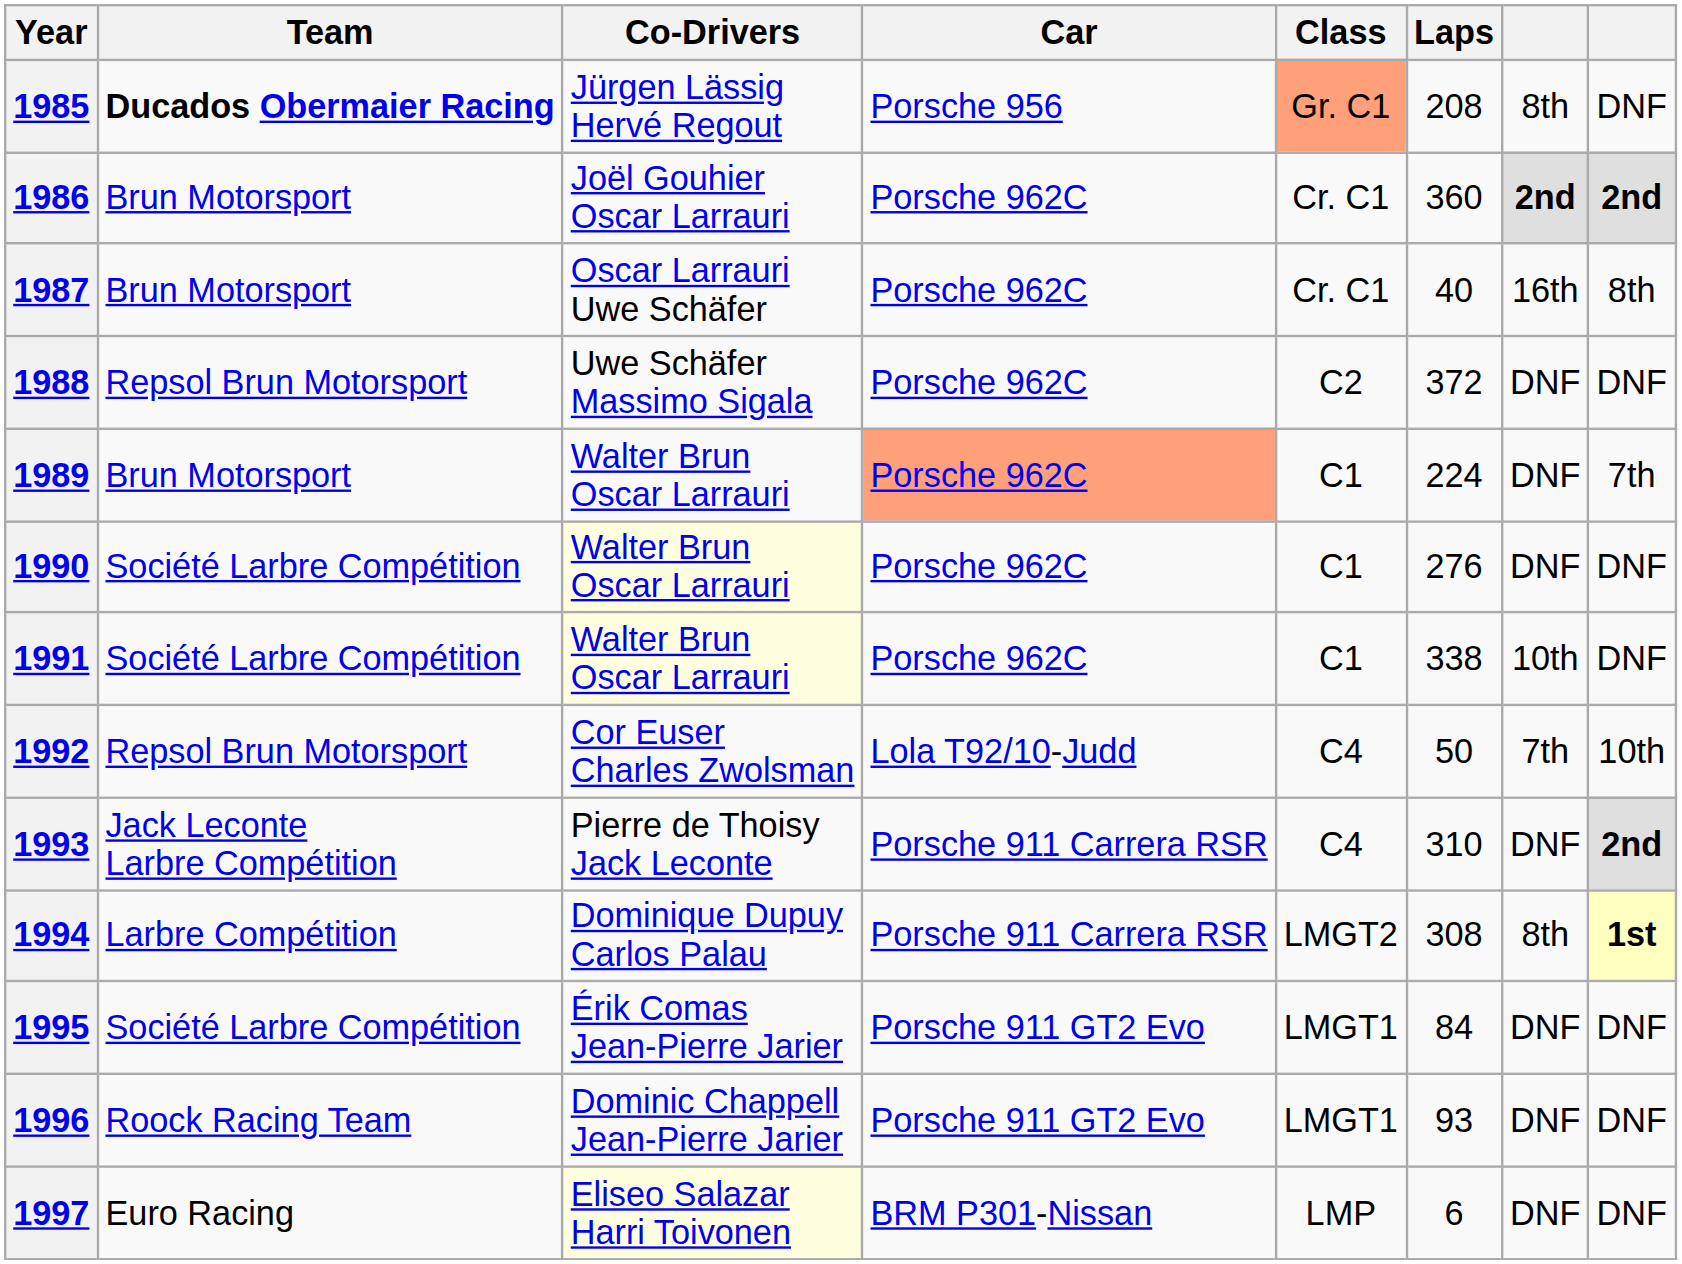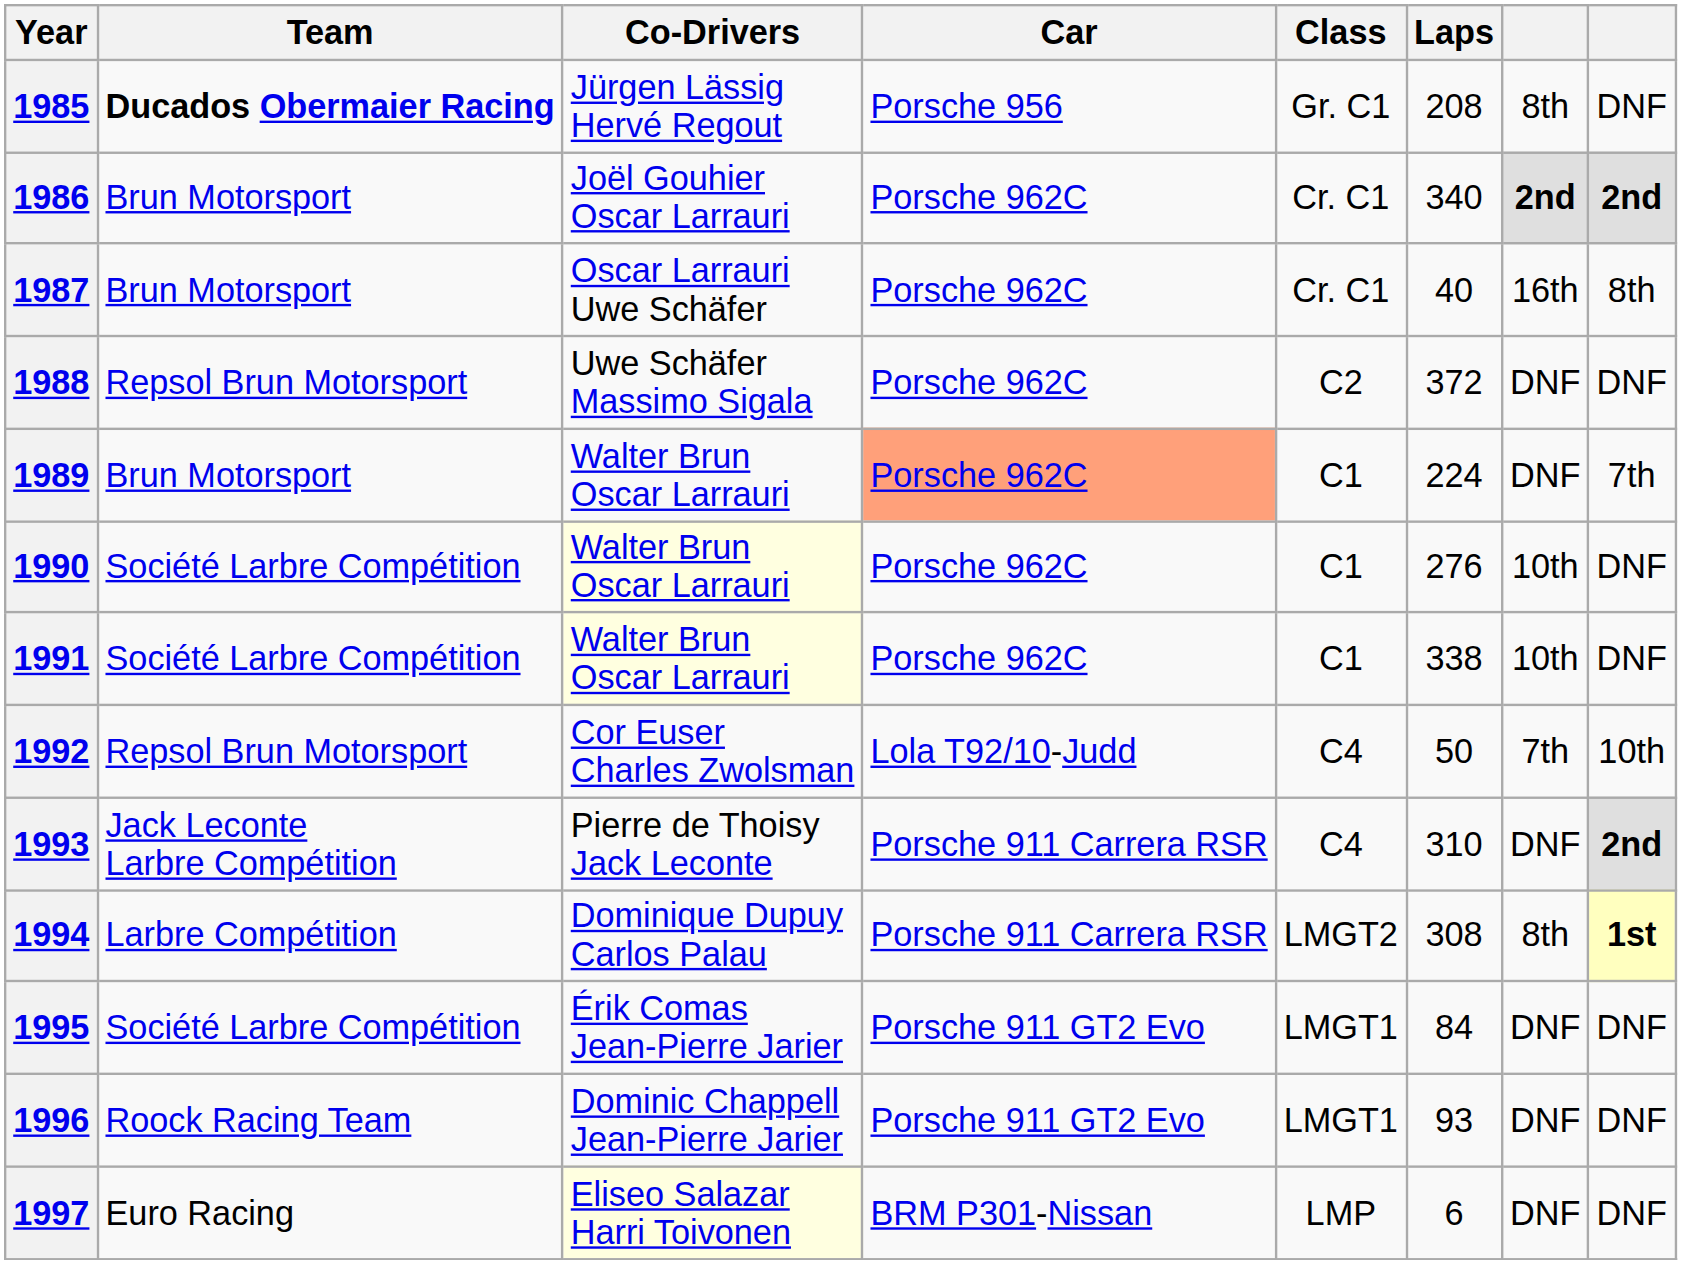(1341, 106) lightsalmon background -> (1341, 106) no background
(1454, 198) 360 -> (1454, 198) 340
(1545, 567) DNF -> (1545, 567) 10th
